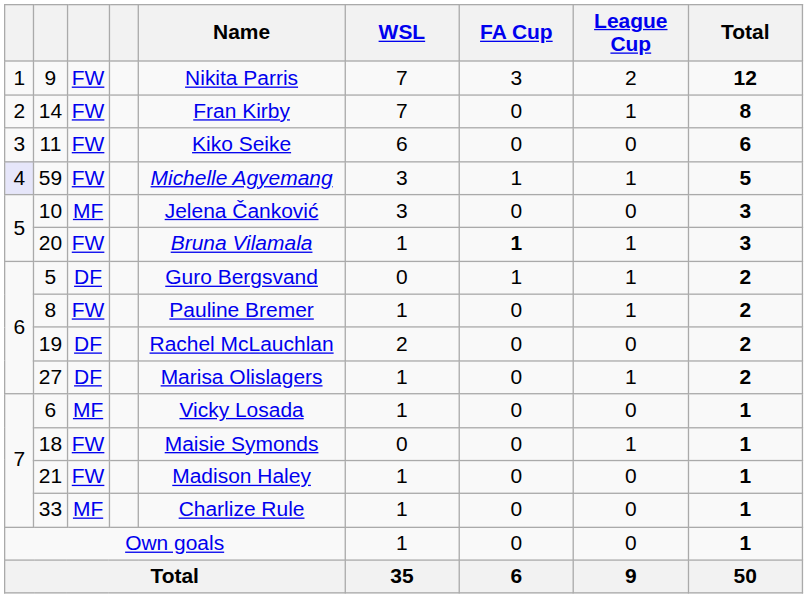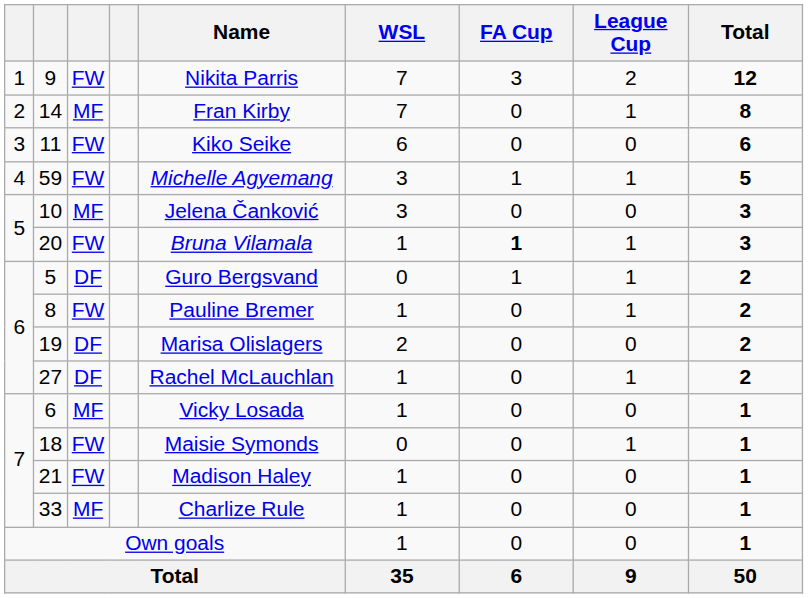(88, 111) FW -> (88, 111) MF
(19, 177) lavender background -> (19, 177) no background
(242, 343) Rachel McLauchlan -> (242, 343) Marisa Olislagers
(242, 377) Marisa Olislagers -> (242, 377) Rachel McLauchlan
